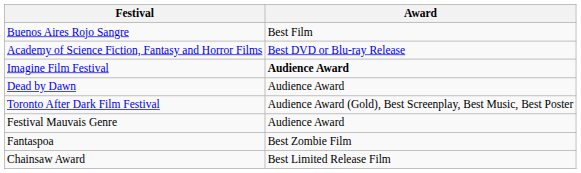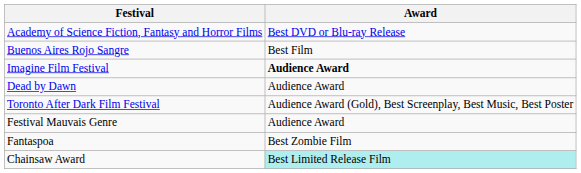rows swapped: (135, 50) <-> (68, 31)
(329, 159) no background -> (329, 159) paleturquoise background
